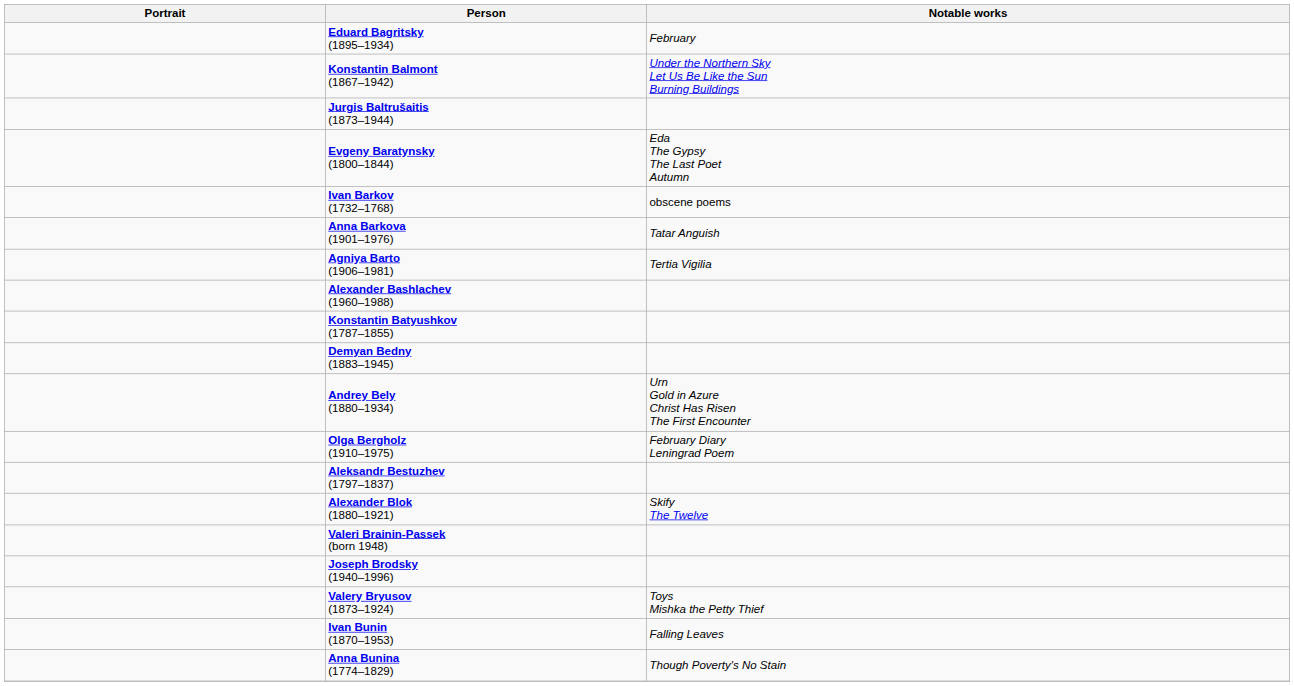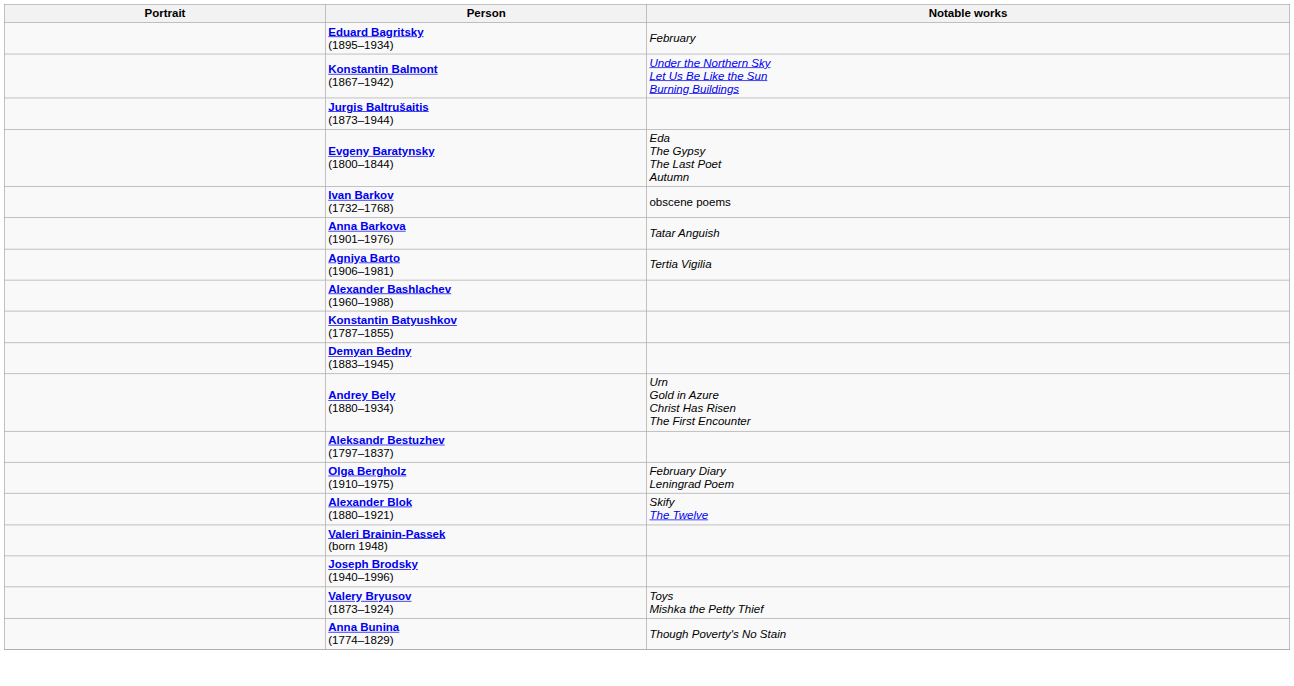rows swapped: (367, 446) <-> (387, 477)
- row: (361, 634)
